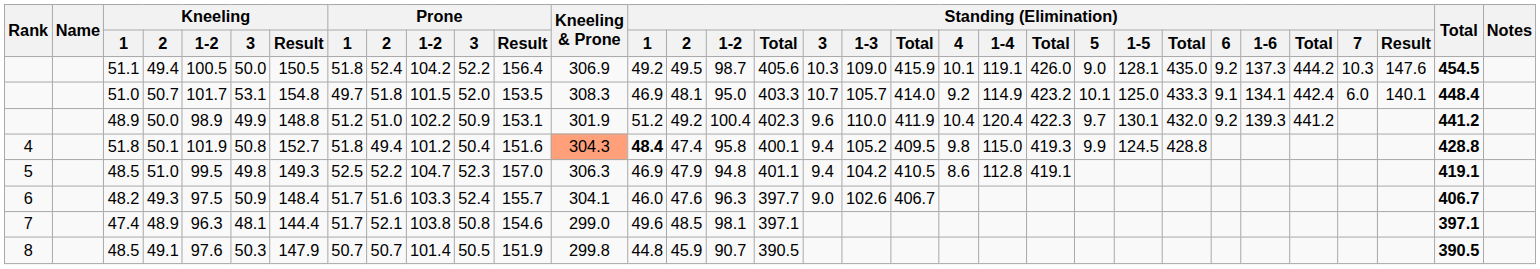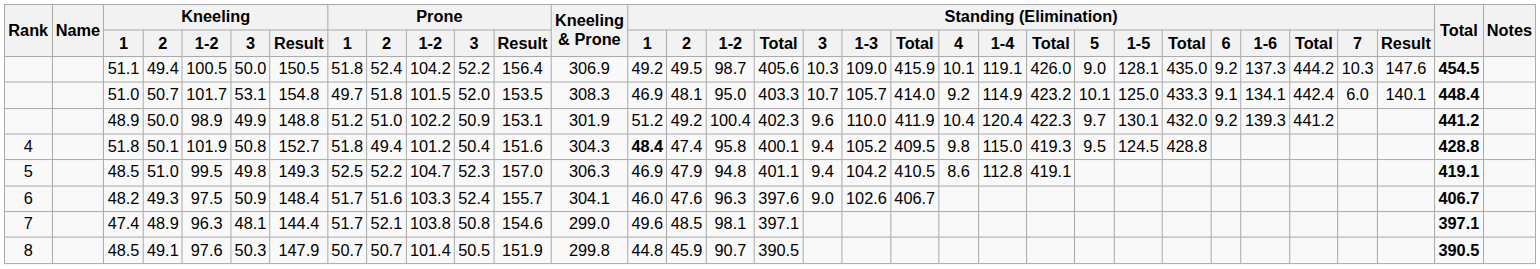(589, 146) lightsalmon background -> (589, 146) no background
(1095, 146) 9.9 -> (1095, 146) 9.5
(779, 198) 397.7 -> (779, 198) 397.6
